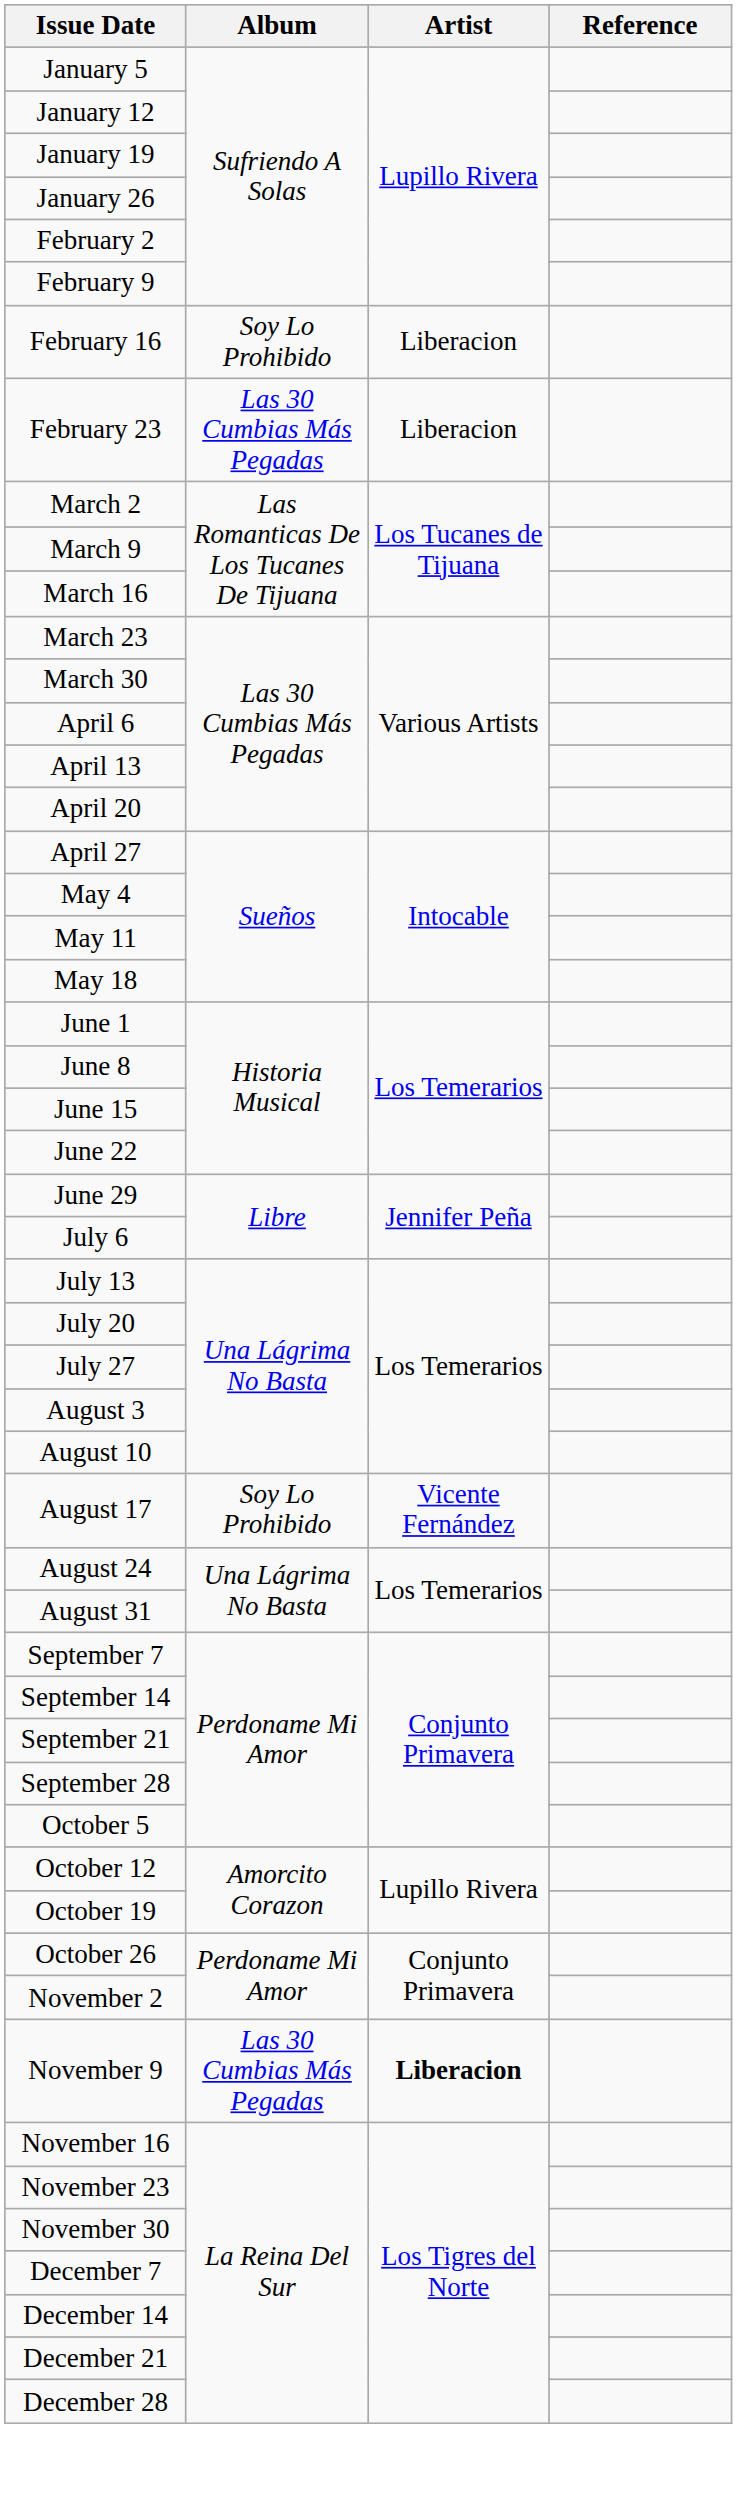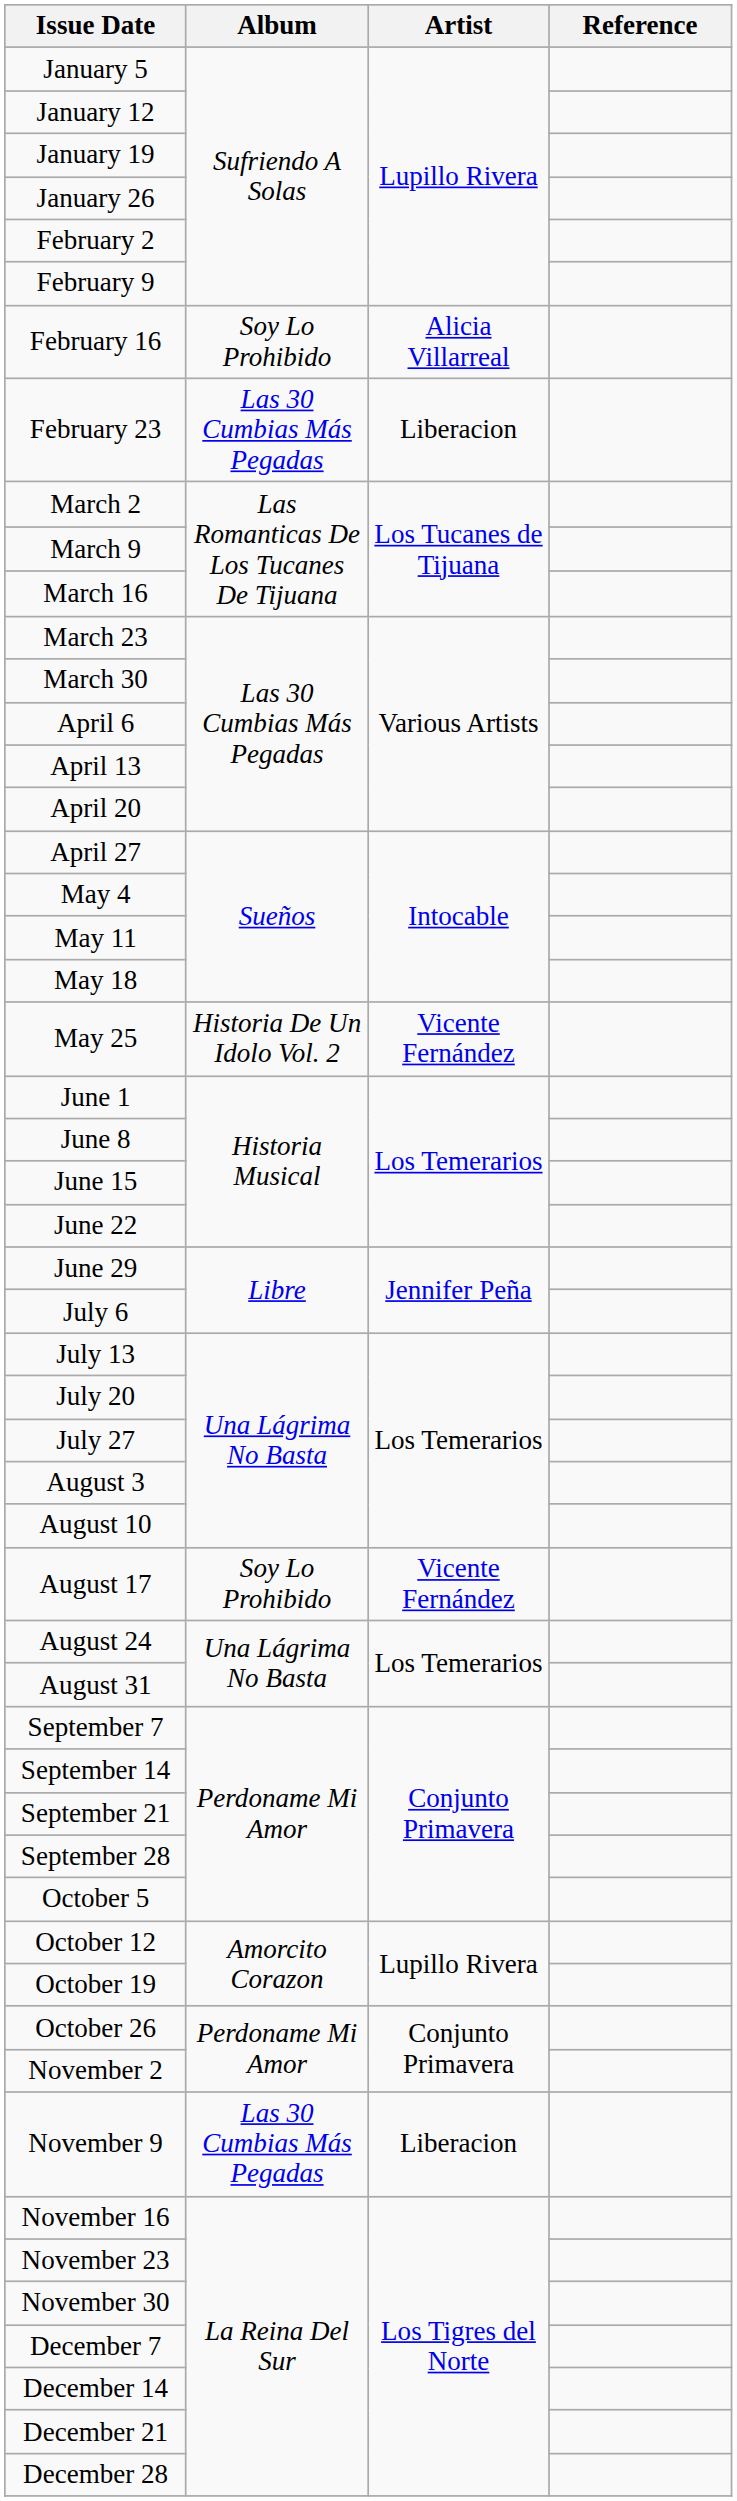(458, 341) Liberacion -> (459, 341) Alicia Villarreal
+ row: (96, 1038)
(458, 2070) bold -> (458, 2143) normal
